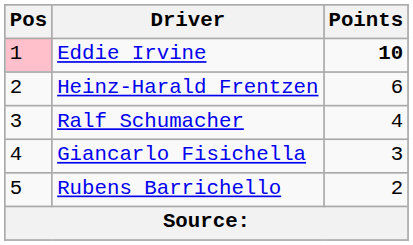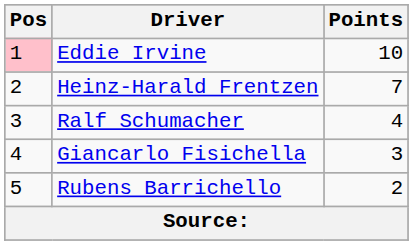(391, 55) bold -> (391, 55) normal
(397, 89) 6 -> (397, 89) 7
